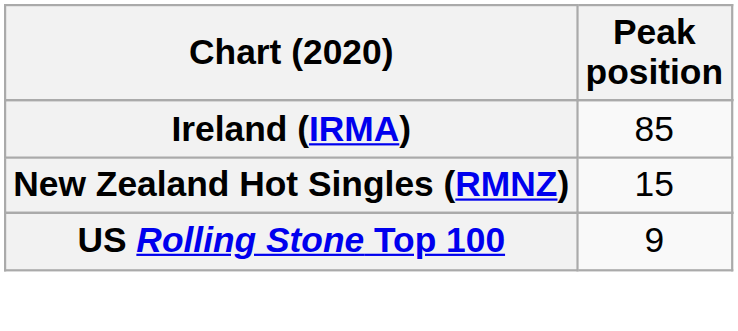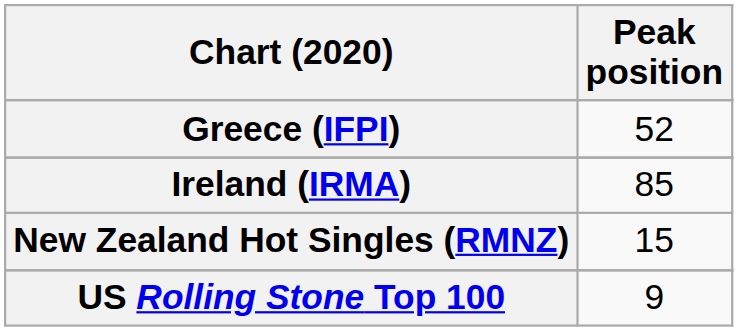+ row: (291, 128)
